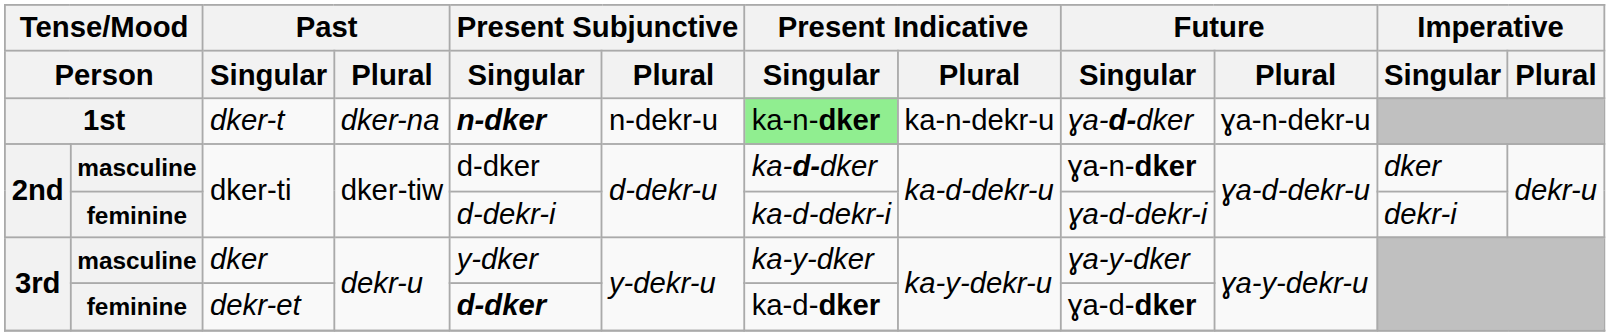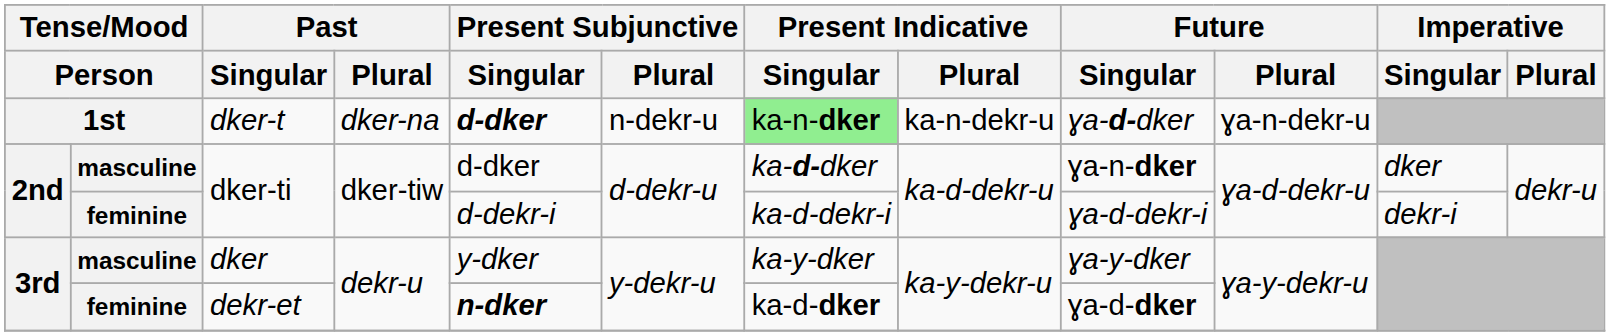(501, 120) n-dker -> (501, 120) d-dker
(501, 306) d-dker -> (501, 306) n-dker
